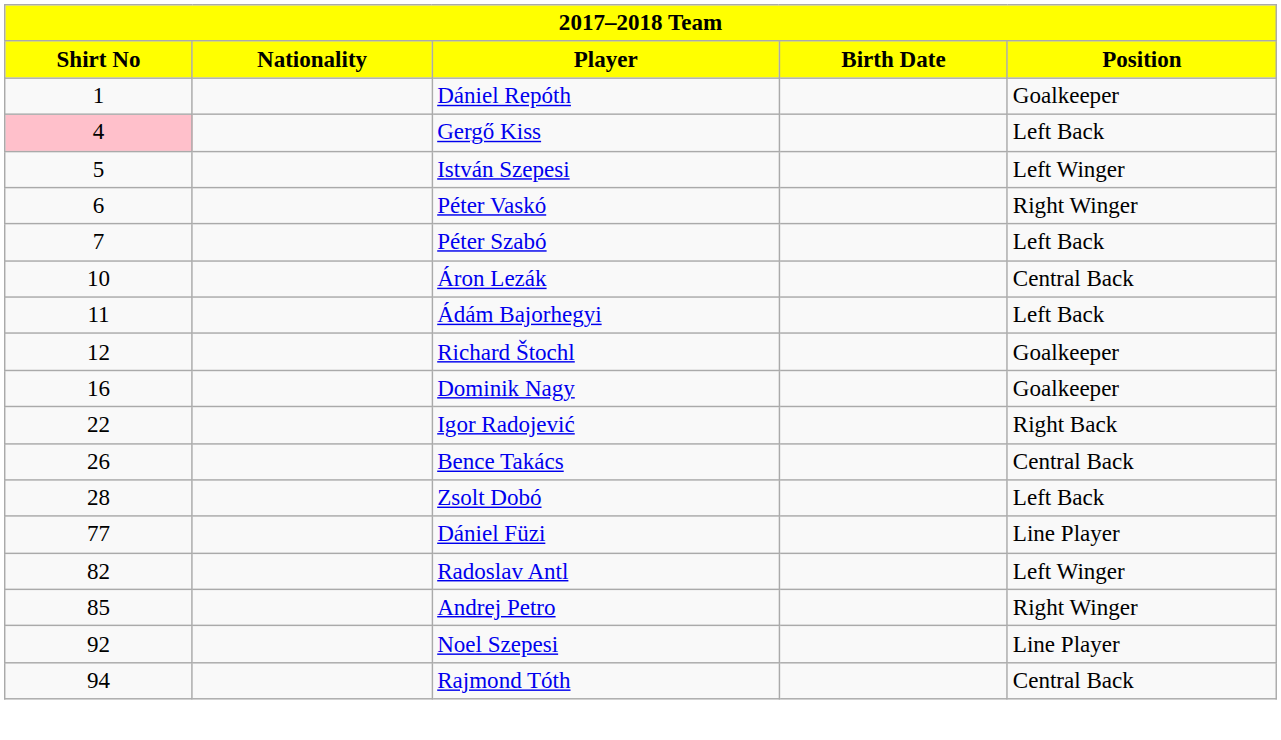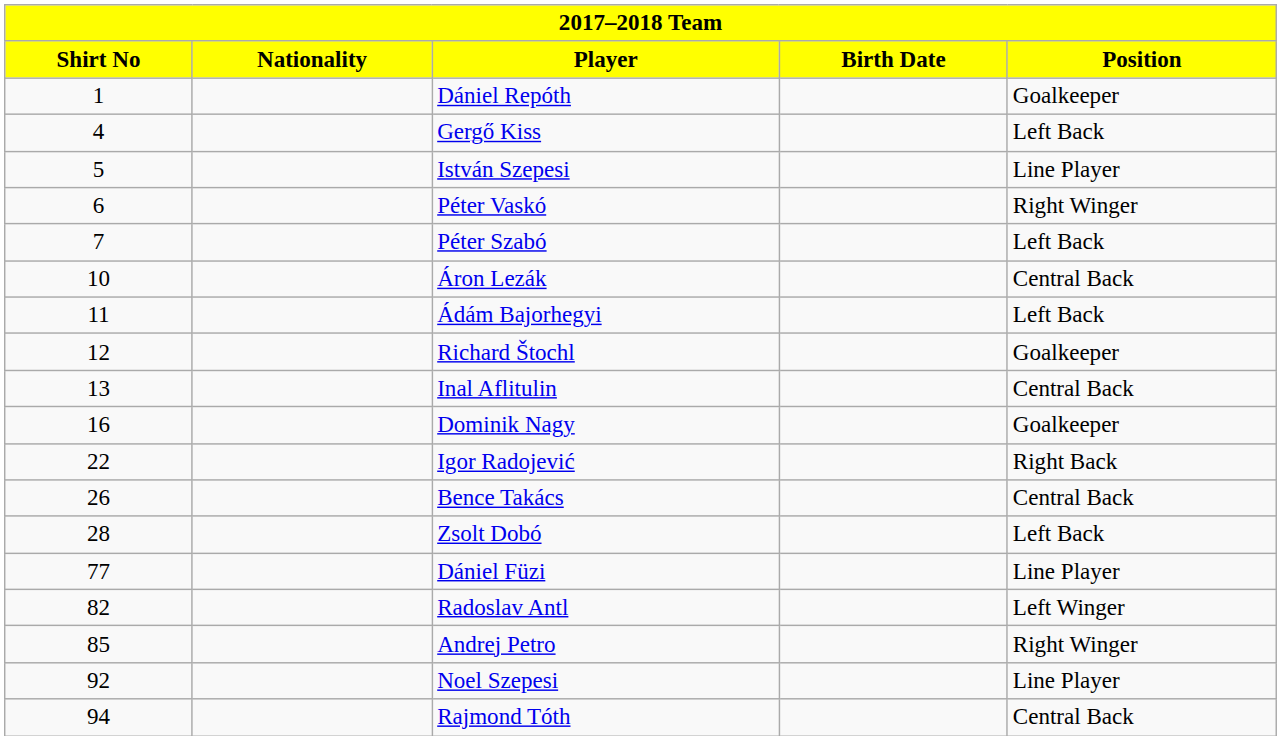(98, 132) pink background -> (98, 132) no background
(1069, 168) Left Winger -> (1066, 168) Line Player
+ row: (497, 388)
